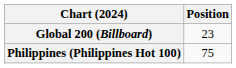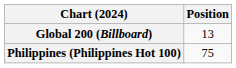(208, 33) 23 -> (208, 33) 13
